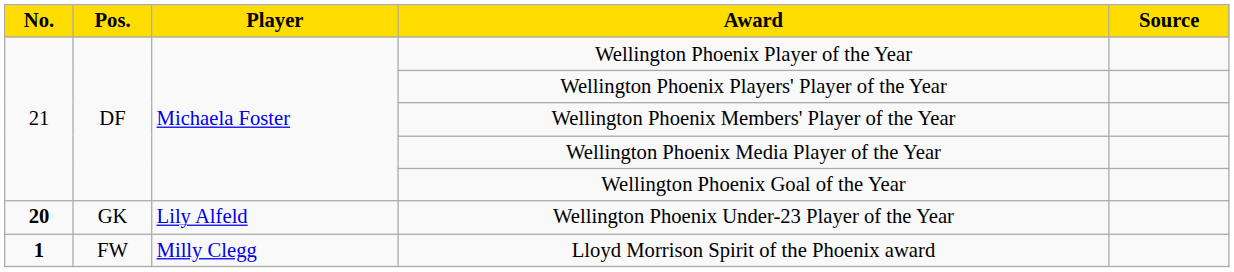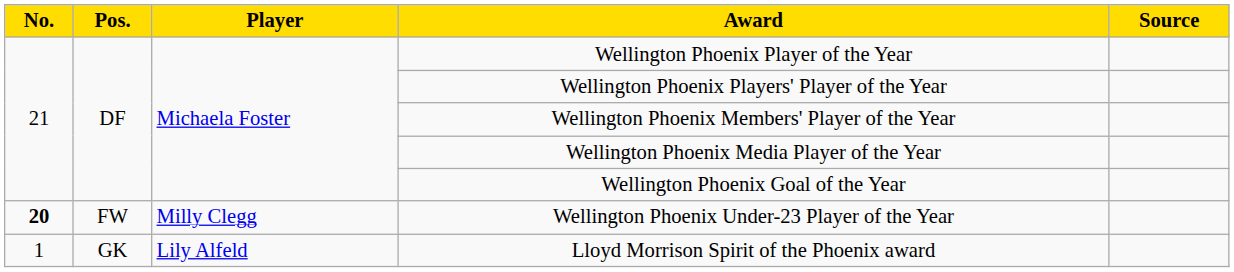(113, 217) GK -> (113, 217) FW
(202, 217) Lily Alfeld -> (207, 217) Milly Clegg
(39, 250) bold -> (39, 250) normal
(113, 250) FW -> (113, 250) GK
(207, 250) Milly Clegg -> (202, 250) Lily Alfeld
